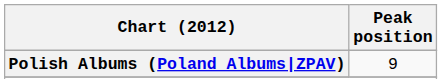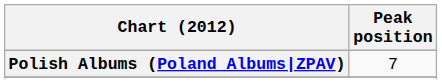(393, 64) 9 -> (393, 64) 7
